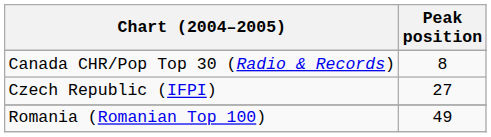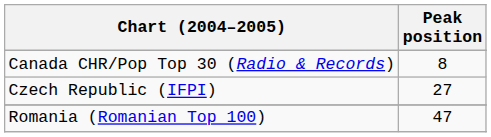(442, 118) 49 -> (442, 118) 47
